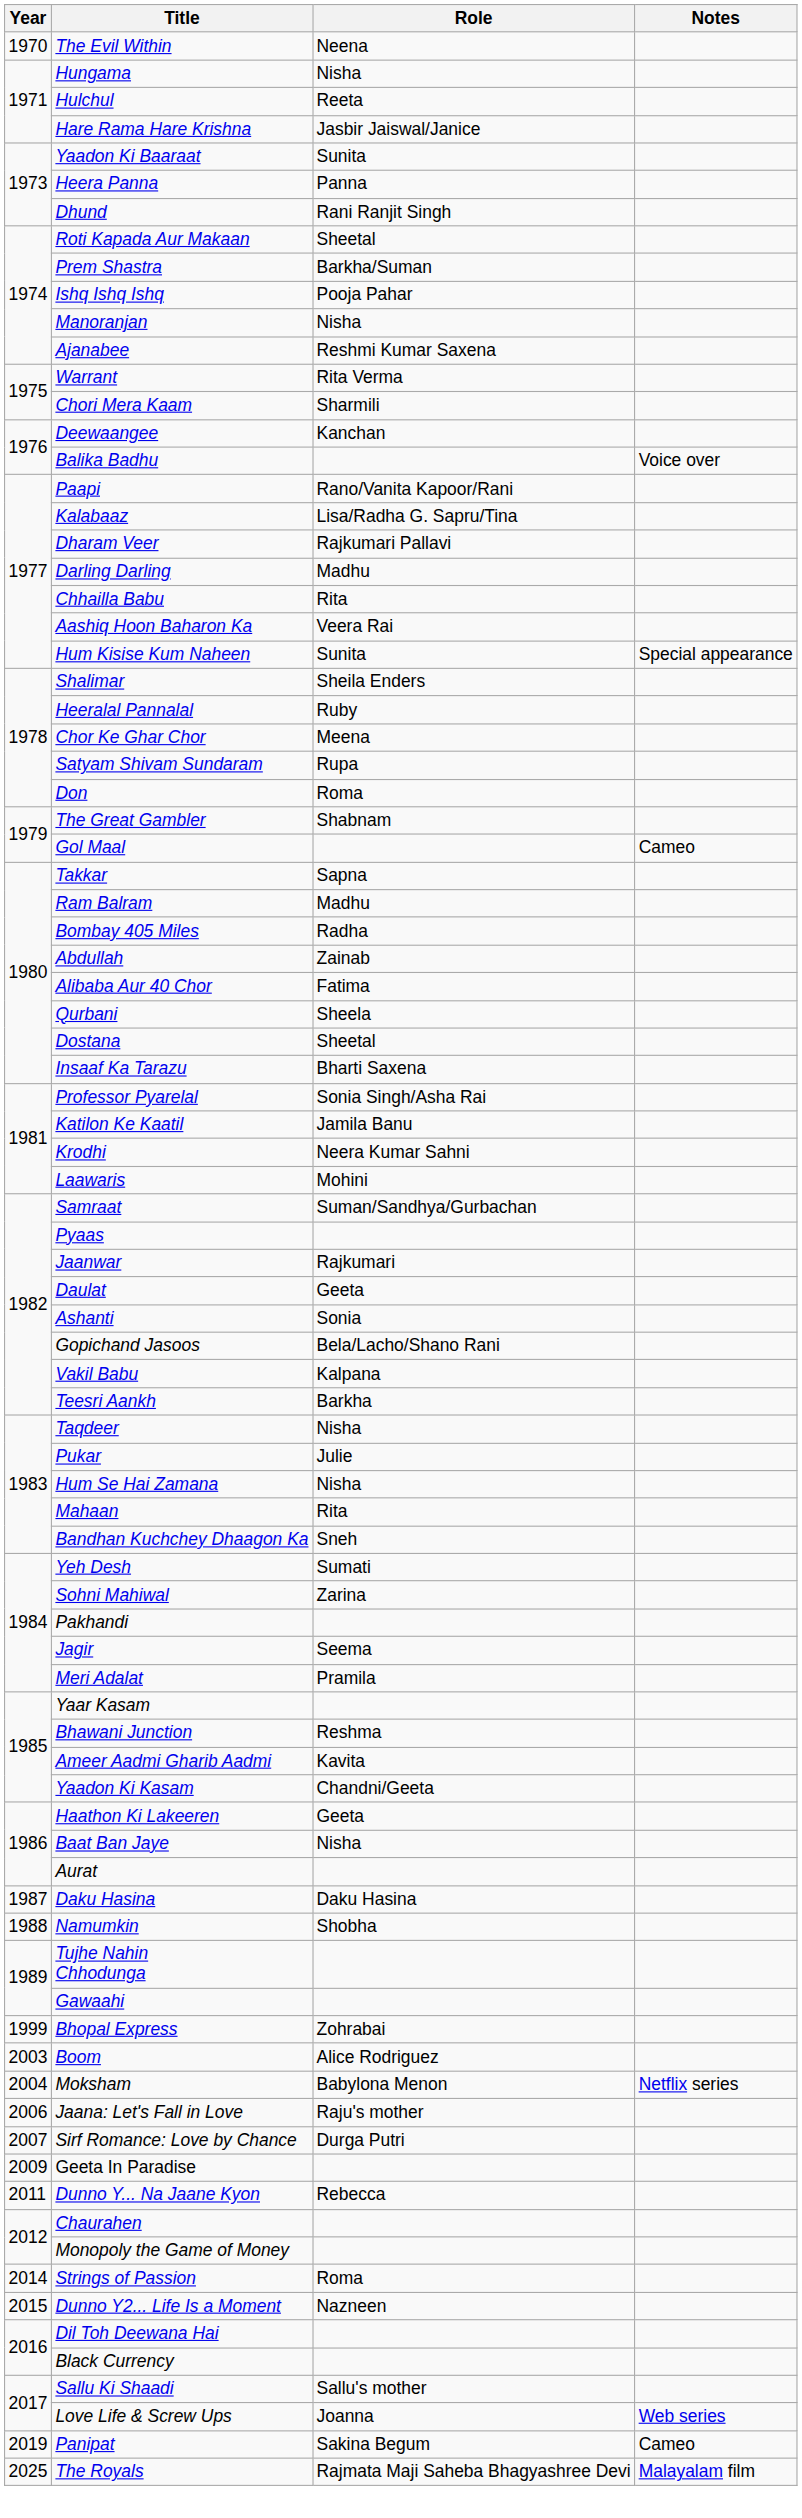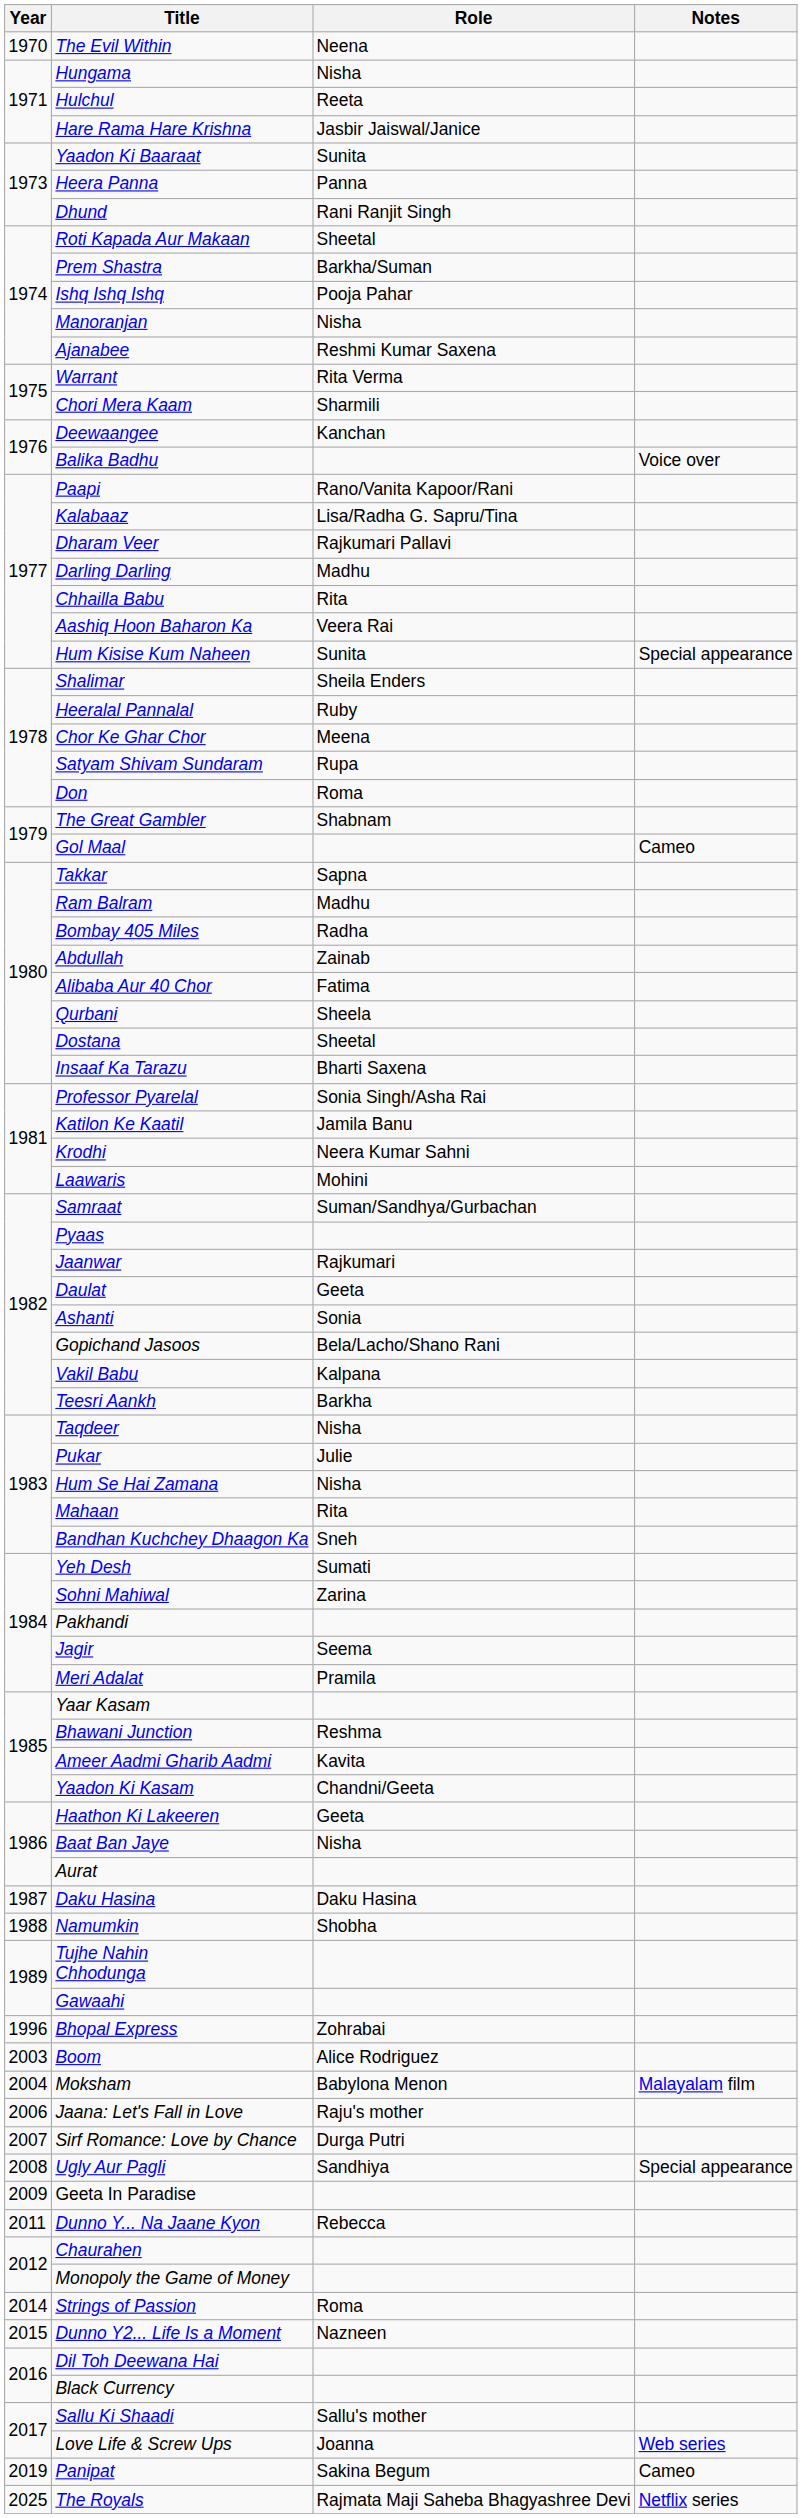(28, 2029) 1999 -> (28, 2029) 1996
(689, 2084) Netflix series -> (697, 2084) Malayalam film
+ row: (110, 2167)
(697, 2471) Malayalam film -> (689, 2499) Netflix series
